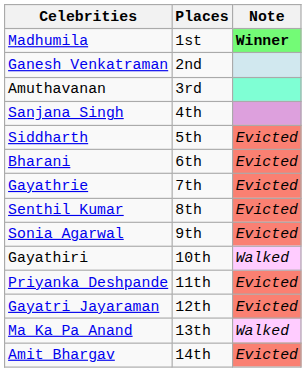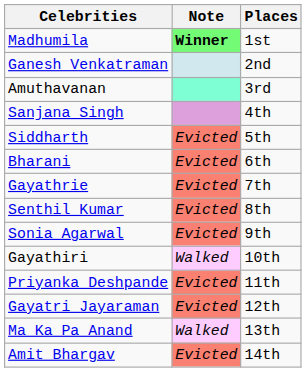columns swapped: (202, 17) <-> (267, 17)
